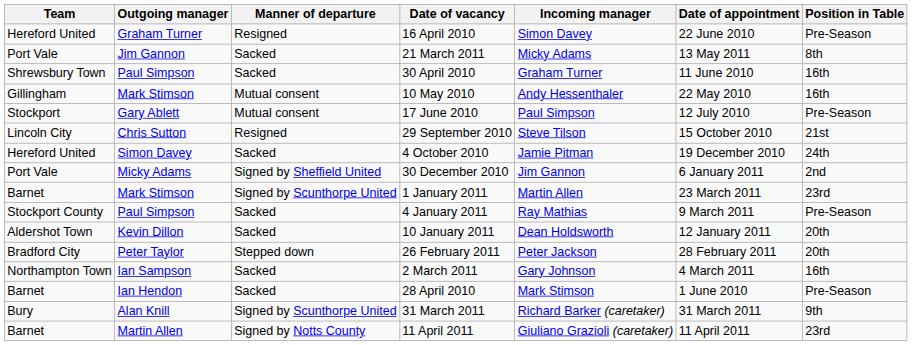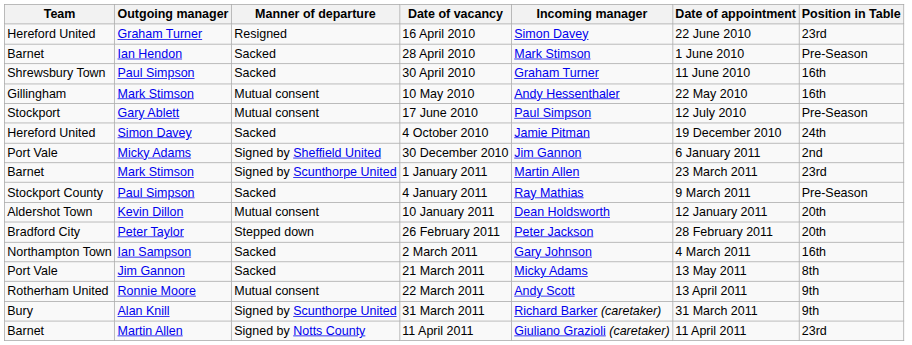(838, 34) Pre-Season -> (814, 34) 23rd
rows swapped: (439, 291) <-> (443, 53)
- row: (457, 133)
(255, 232) Sacked -> (277, 212) Mutual consent
+ row: (443, 291)
